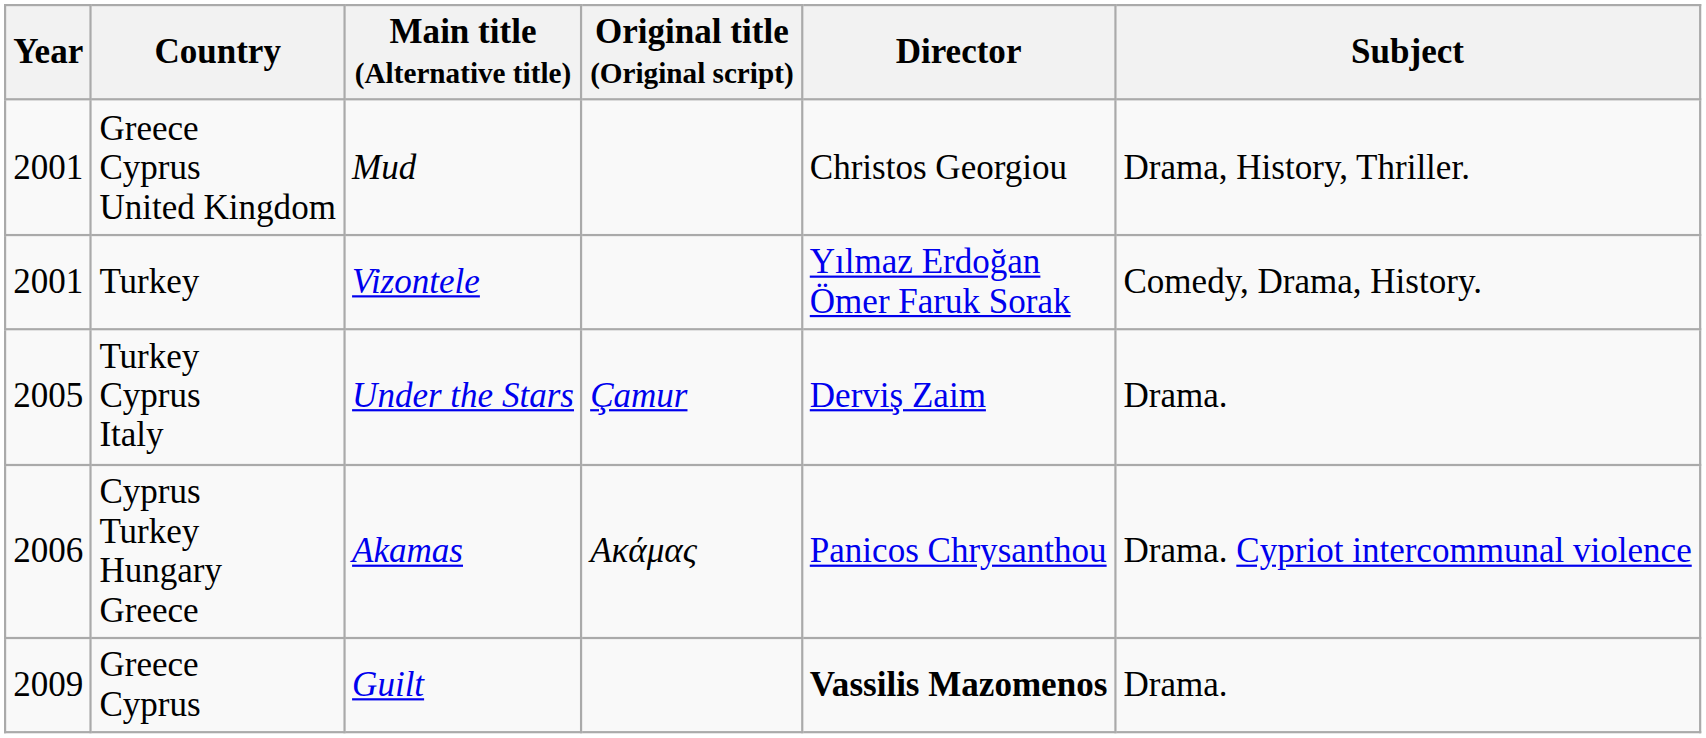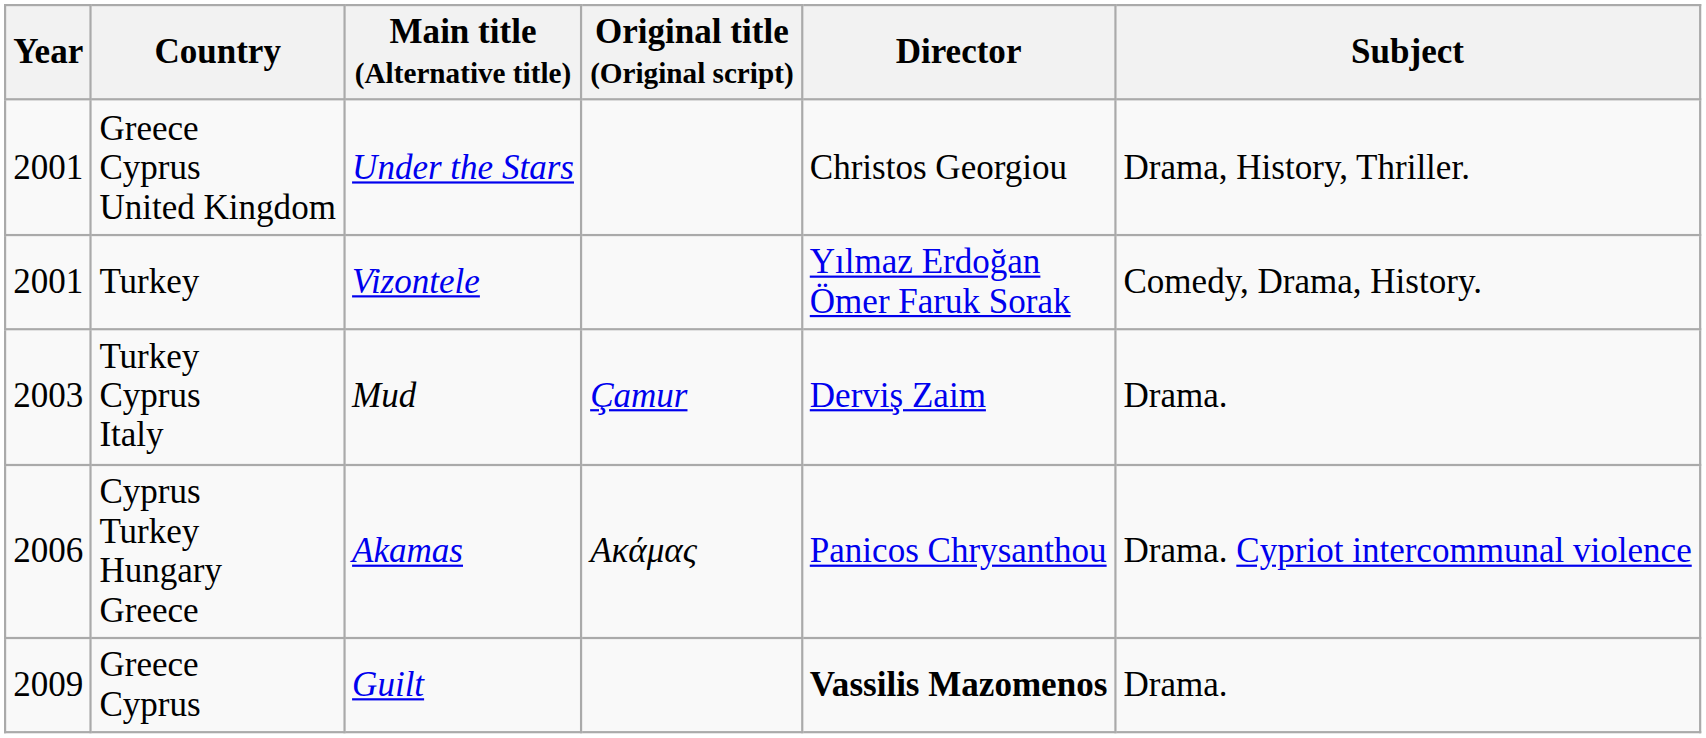(384, 166) Mud -> (463, 166) Under the Stars
(48, 396) 2005 -> (48, 396) 2003
(463, 396) Under the Stars -> (384, 396) Mud
